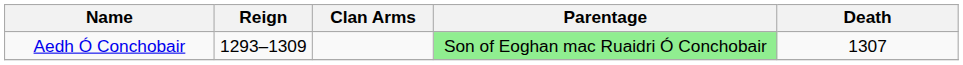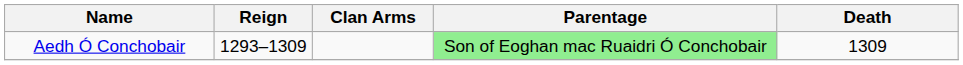(868, 45) 1307 -> (868, 45) 1309
